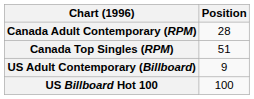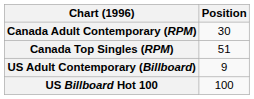(224, 31) 28 -> (224, 31) 30
